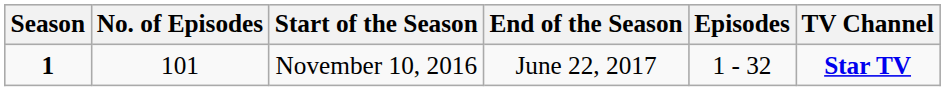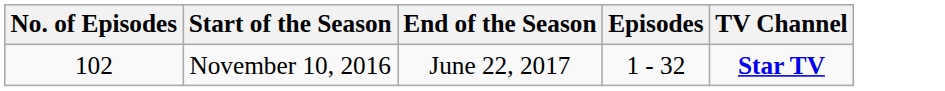- column: (48, 24)
(180, 64) 101 -> (94, 64) 102
